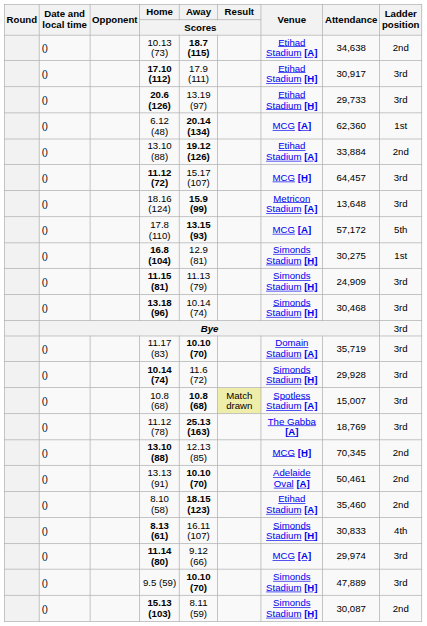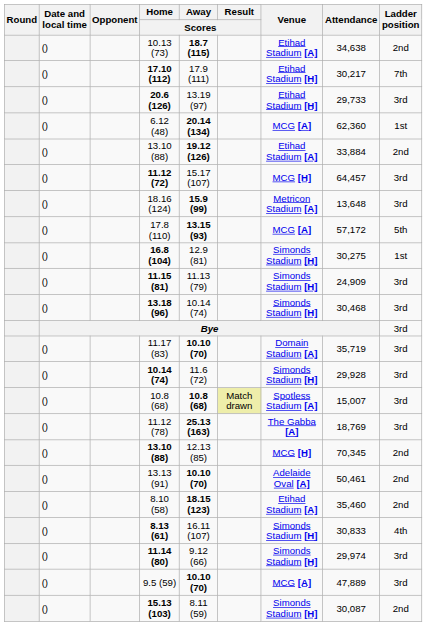(351, 74) 30,917 -> (351, 74) 30,217
(401, 74) 3rd -> (401, 74) 7th
(292, 557) MCG [A] -> (292, 557) Simonds Stadium [H]
(292, 583) Simonds Stadium [H] -> (292, 583) MCG [A]
